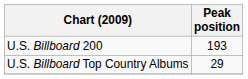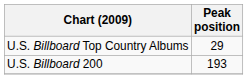rows swapped: (98, 64) <-> (55, 45)
